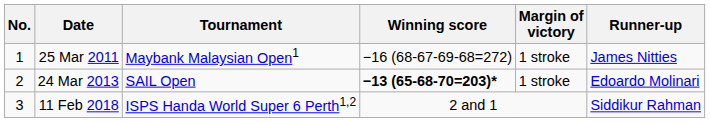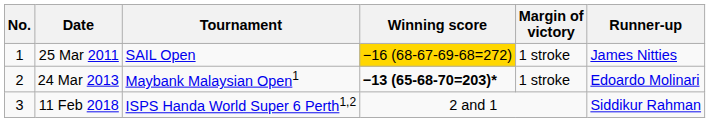(212, 57) Maybank Malaysian Open1 -> (161, 55) SAIL Open
(437, 57) no background -> (437, 55) gold background
(161, 81) SAIL Open -> (212, 79) Maybank Malaysian Open1
